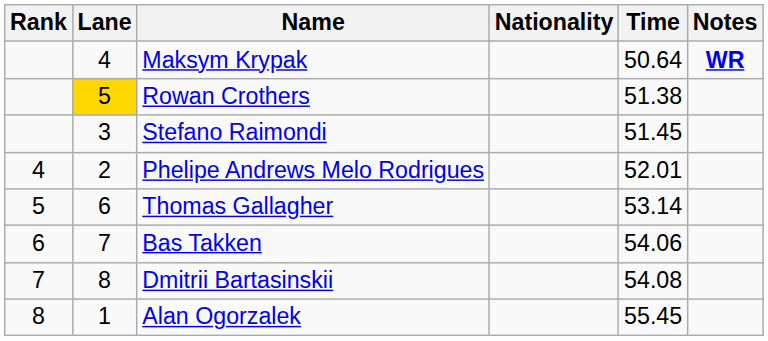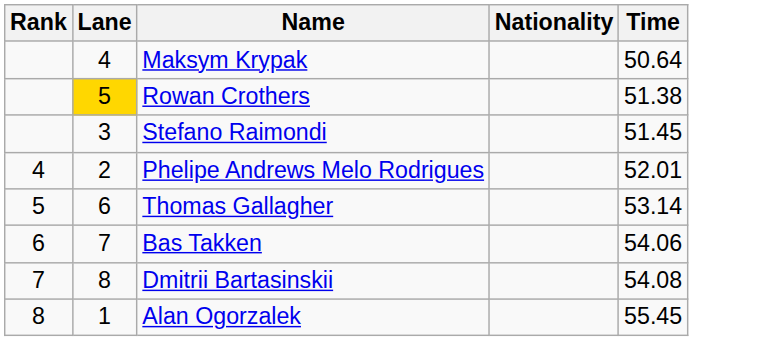- column: (725, 22)
